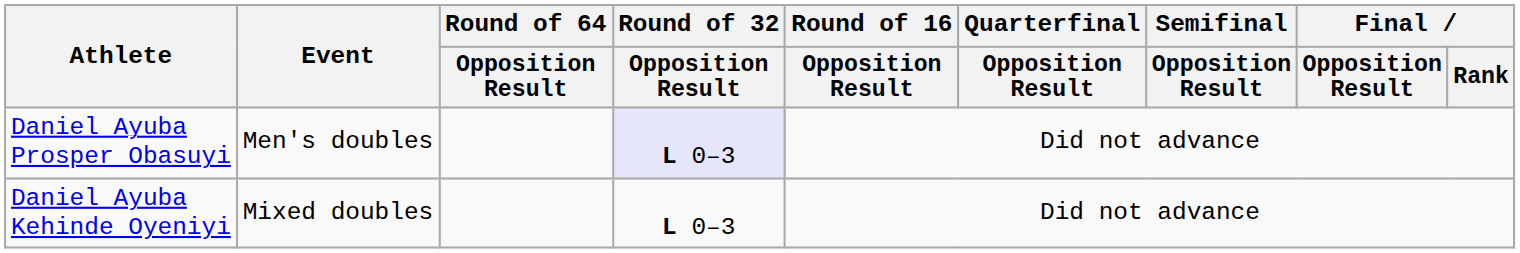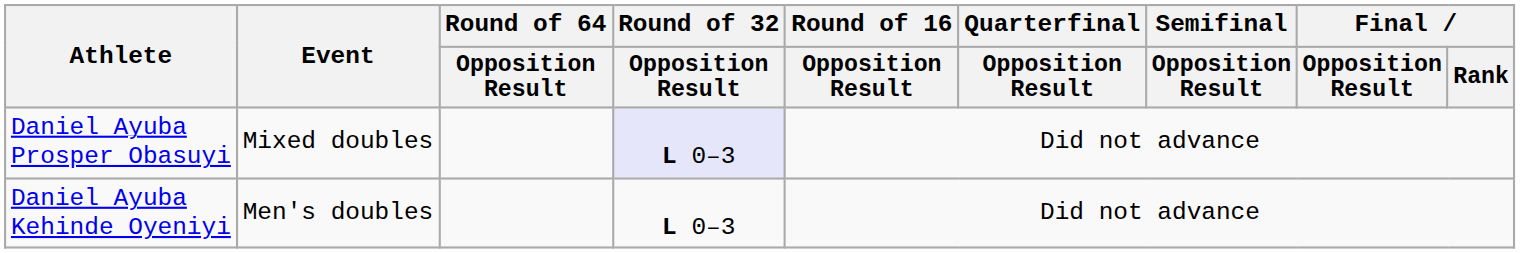(338, 143) Men's doubles -> (338, 143) Mixed doubles
(338, 213) Mixed doubles -> (338, 213) Men's doubles
